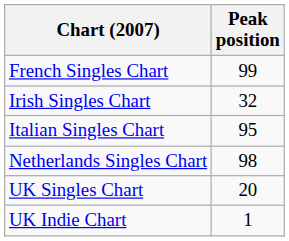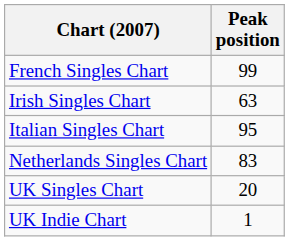(248, 100) 32 -> (248, 100) 63
(248, 160) 98 -> (248, 160) 83
